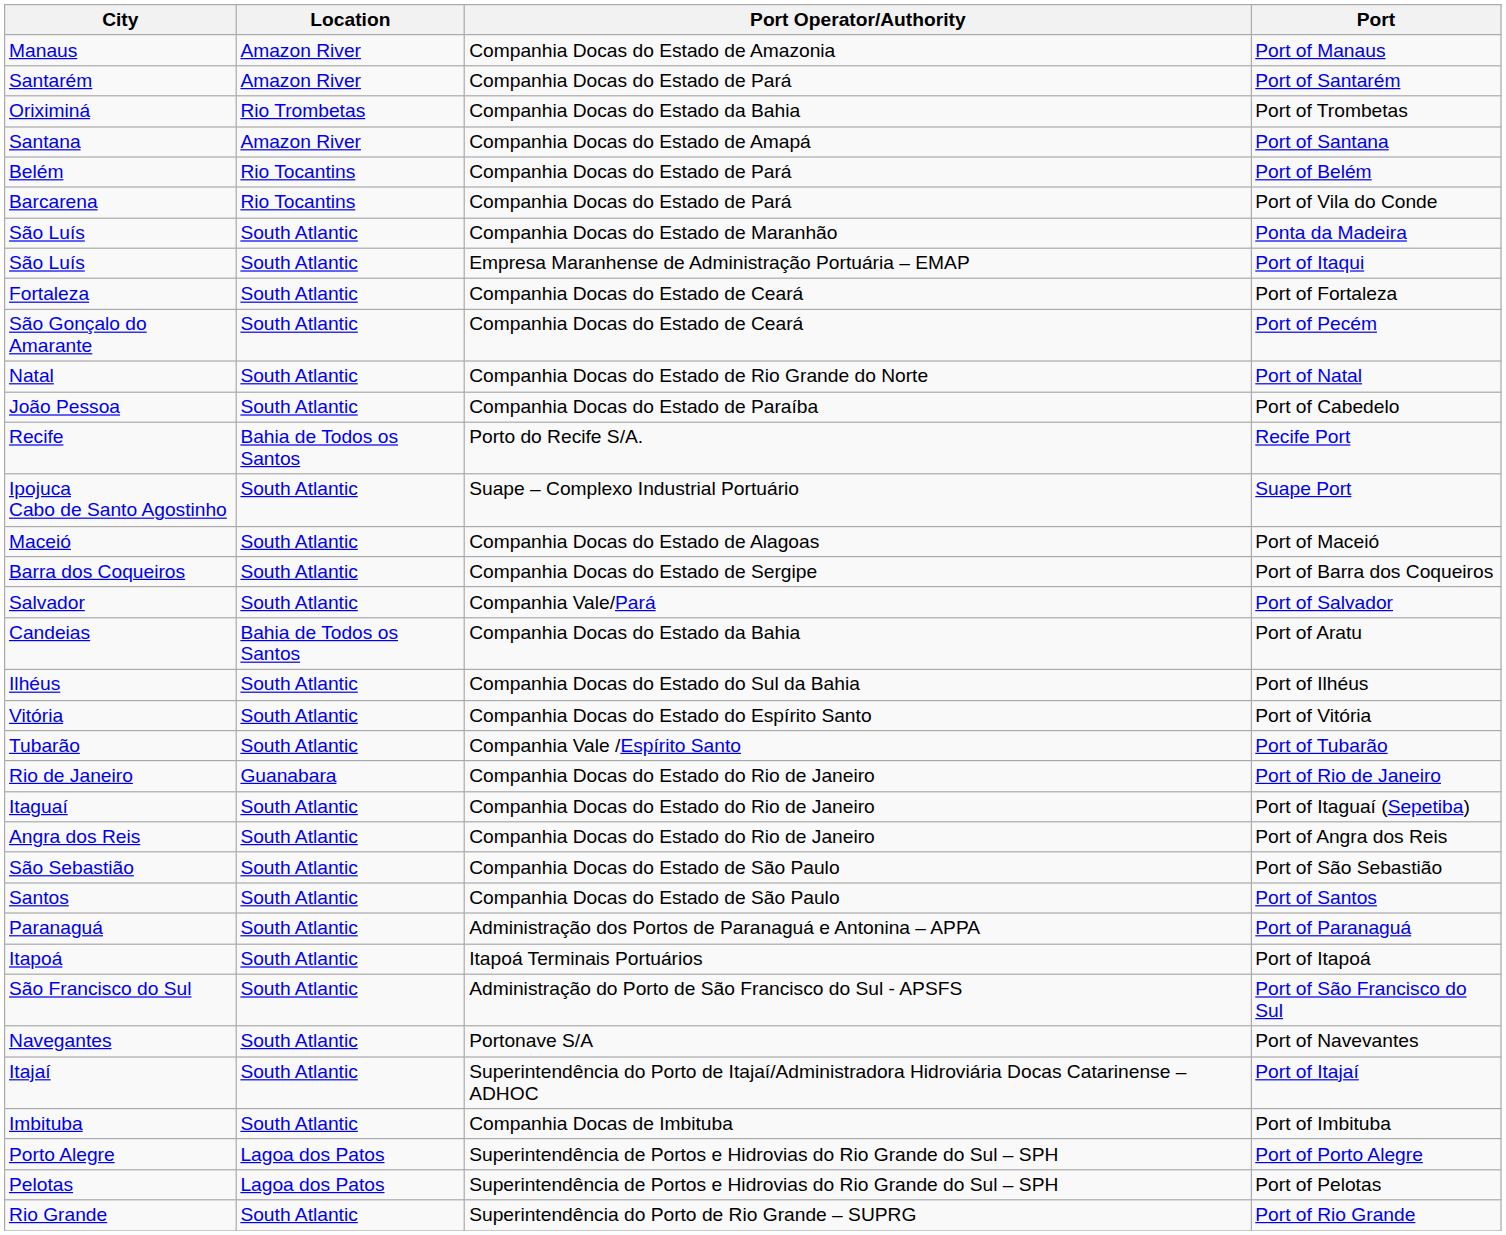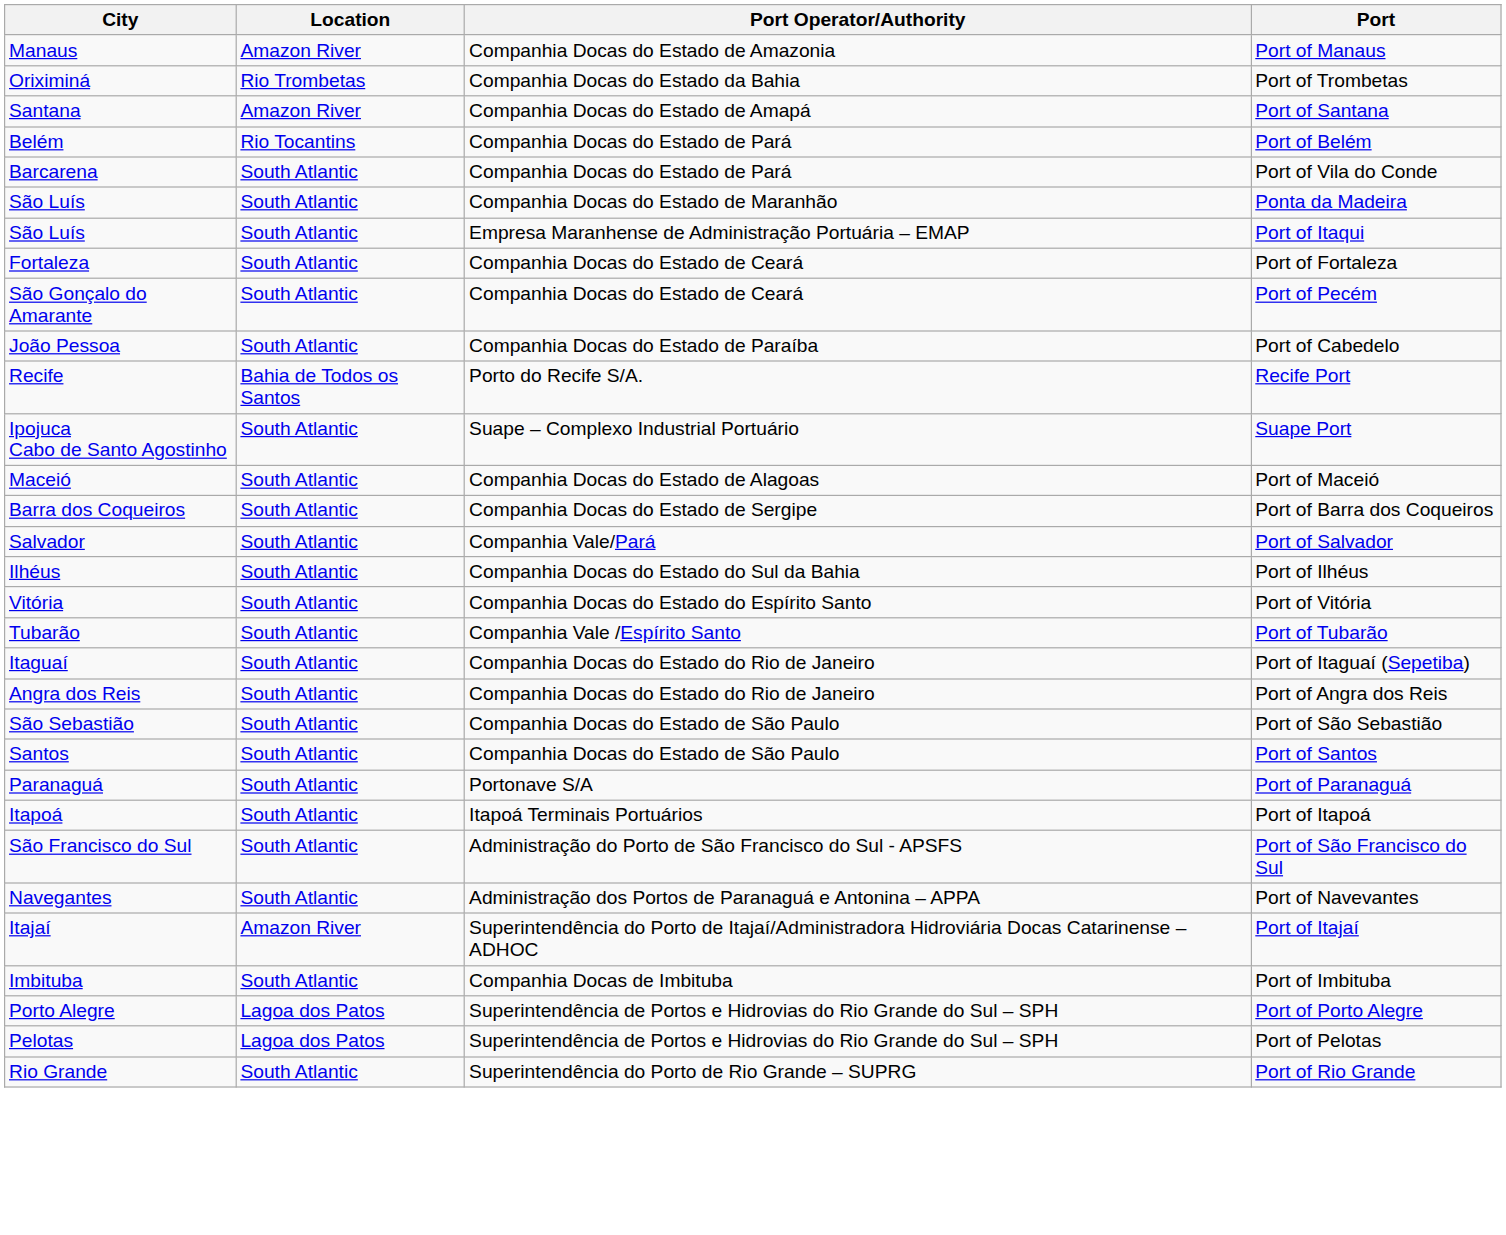- row: (1328, 80)
(298, 202) Rio Tocantins -> (299, 171) South Atlantic
- row: (1309, 376)
- row: (1309, 632)
- row: (1348, 776)
(725, 928) Administração dos Portos de Paranaguá e Antonina – APPA -> (531, 784) Portonave S/A
(531, 1041) Portonave S/A -> (725, 897) Administração dos Portos de Paranaguá e Antonina – APPA
(299, 1071) South Atlantic -> (301, 928) Amazon River
